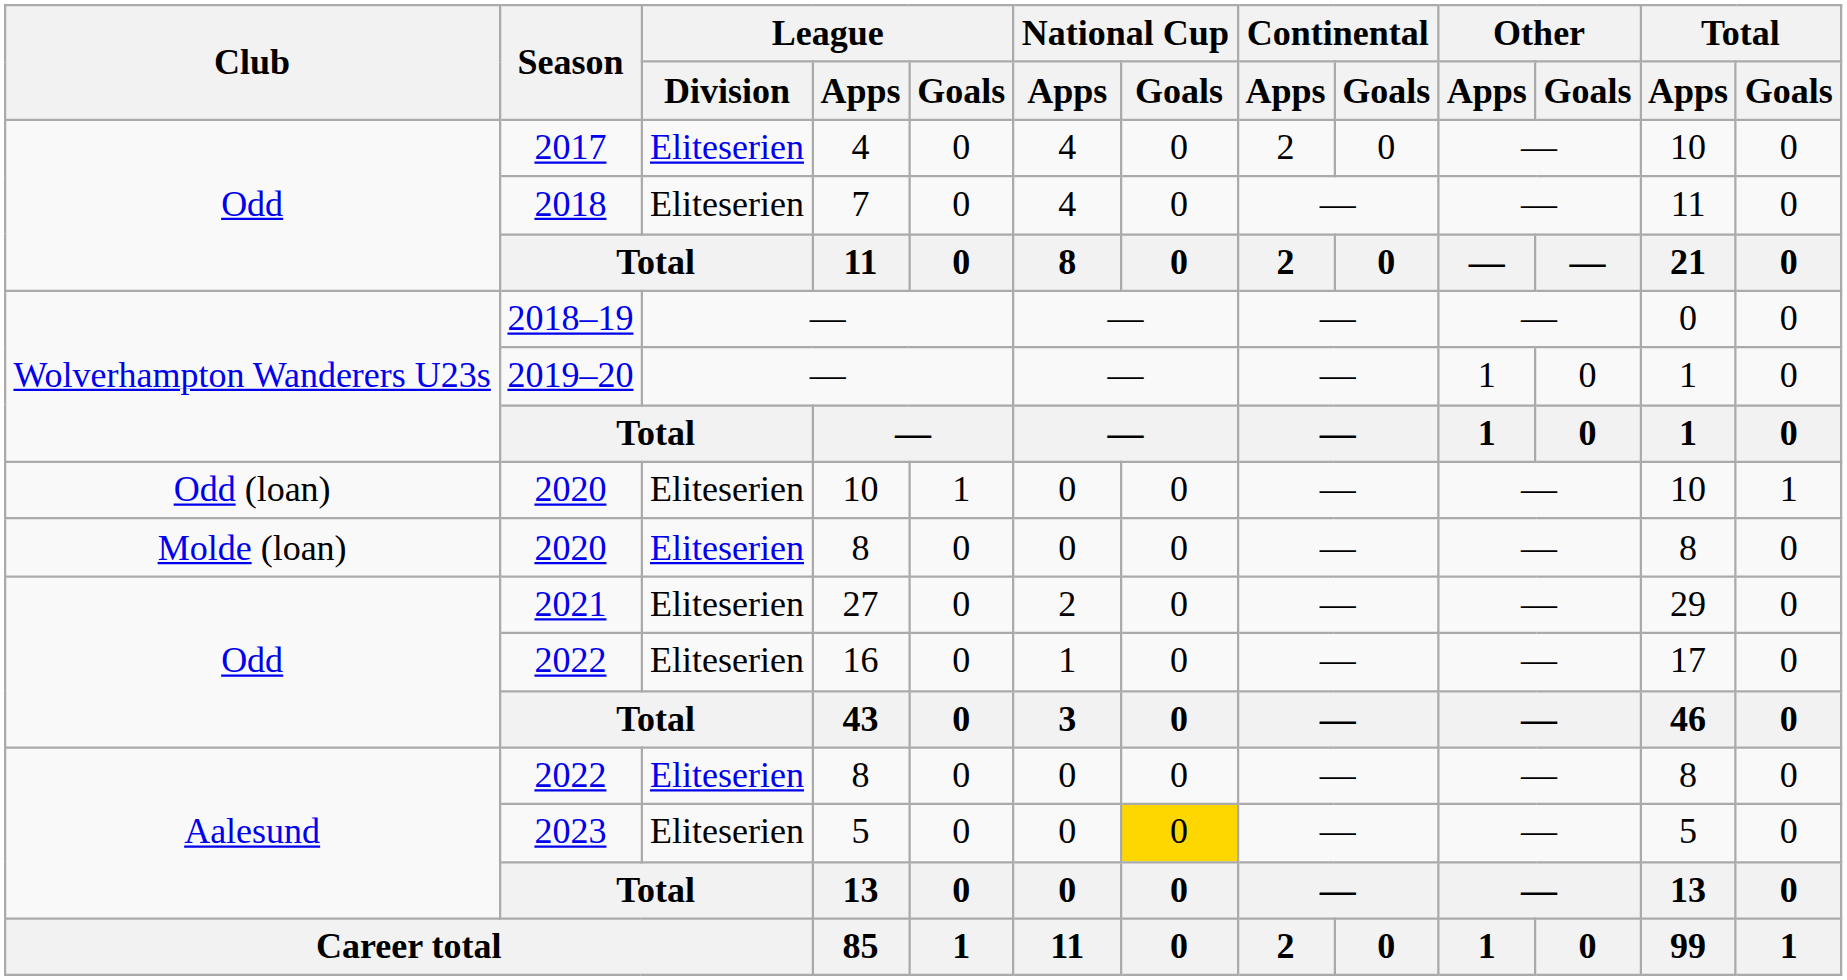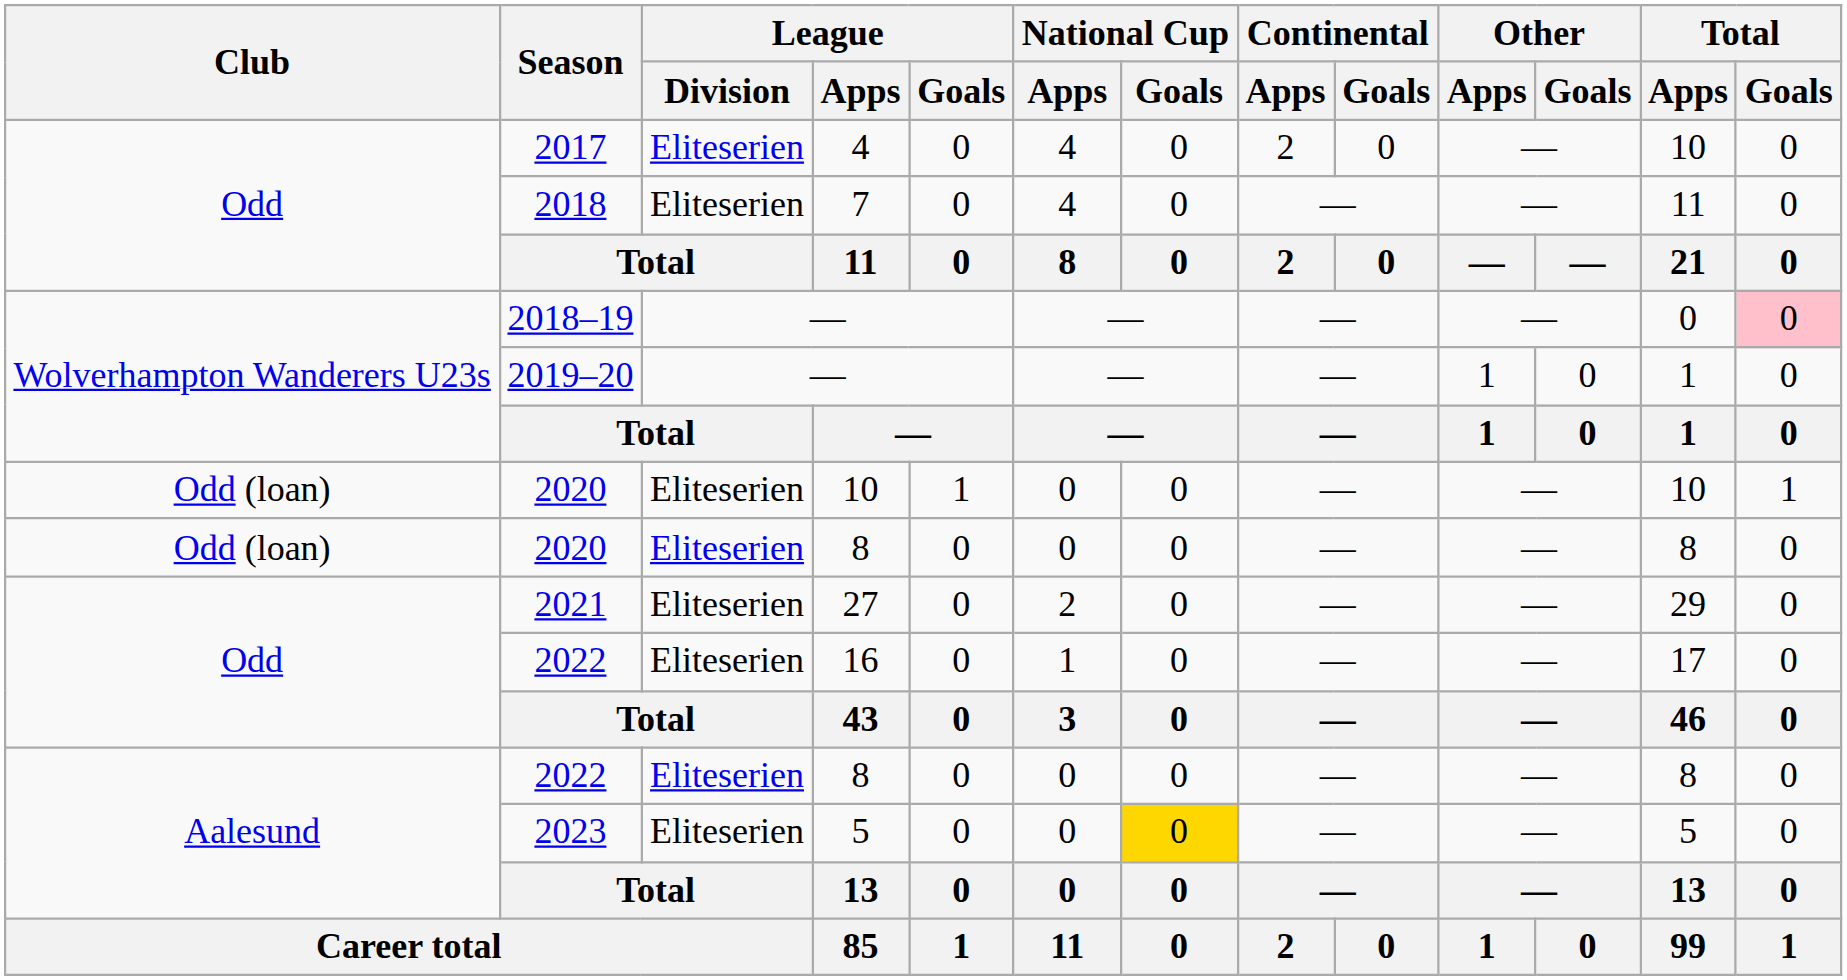(1789, 318) no background -> (1789, 318) pink background
(252, 546) Molde (loan) -> (252, 546) Odd (loan)
